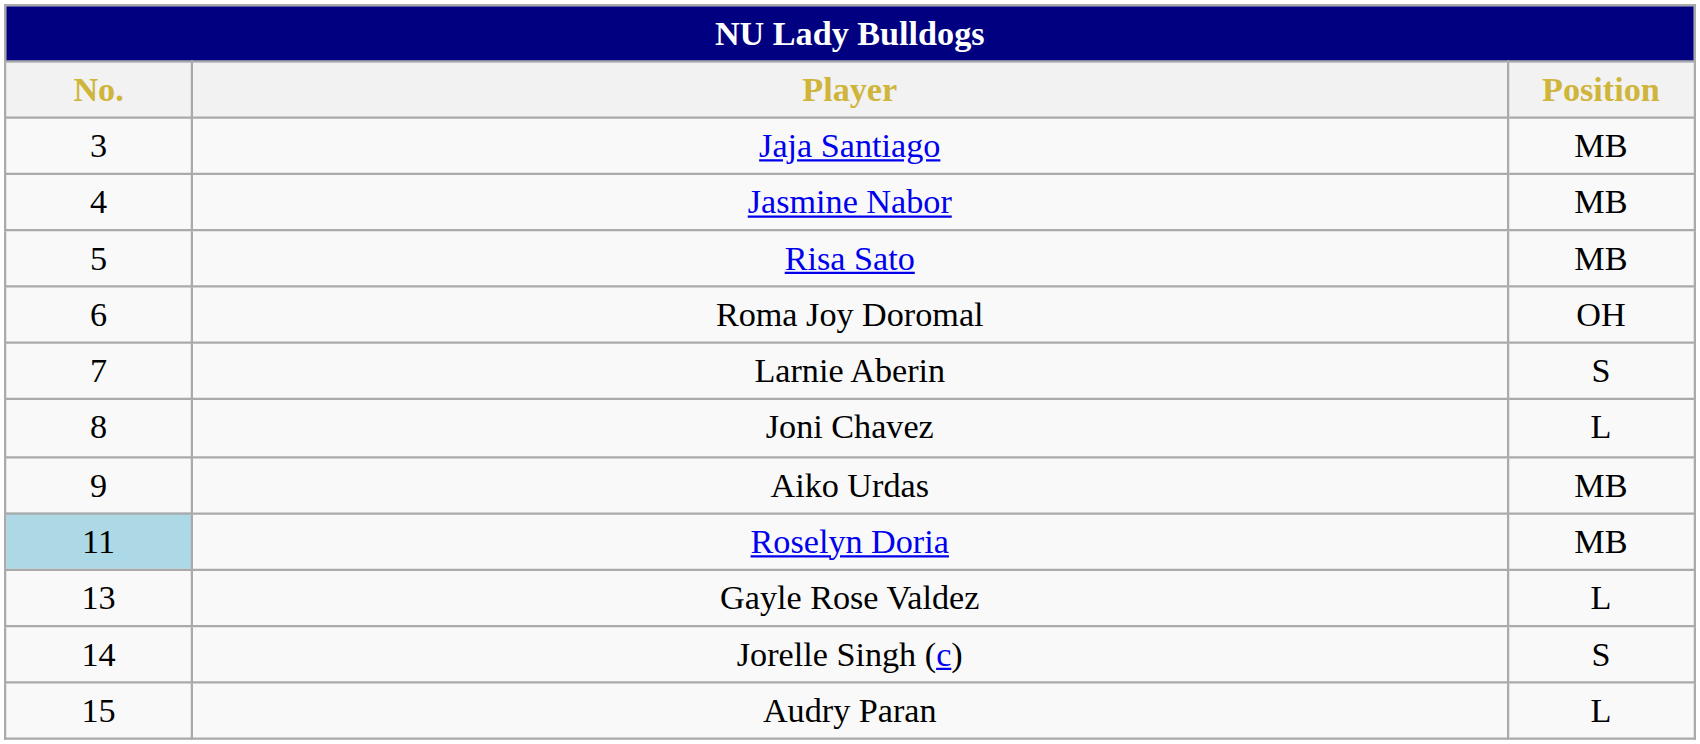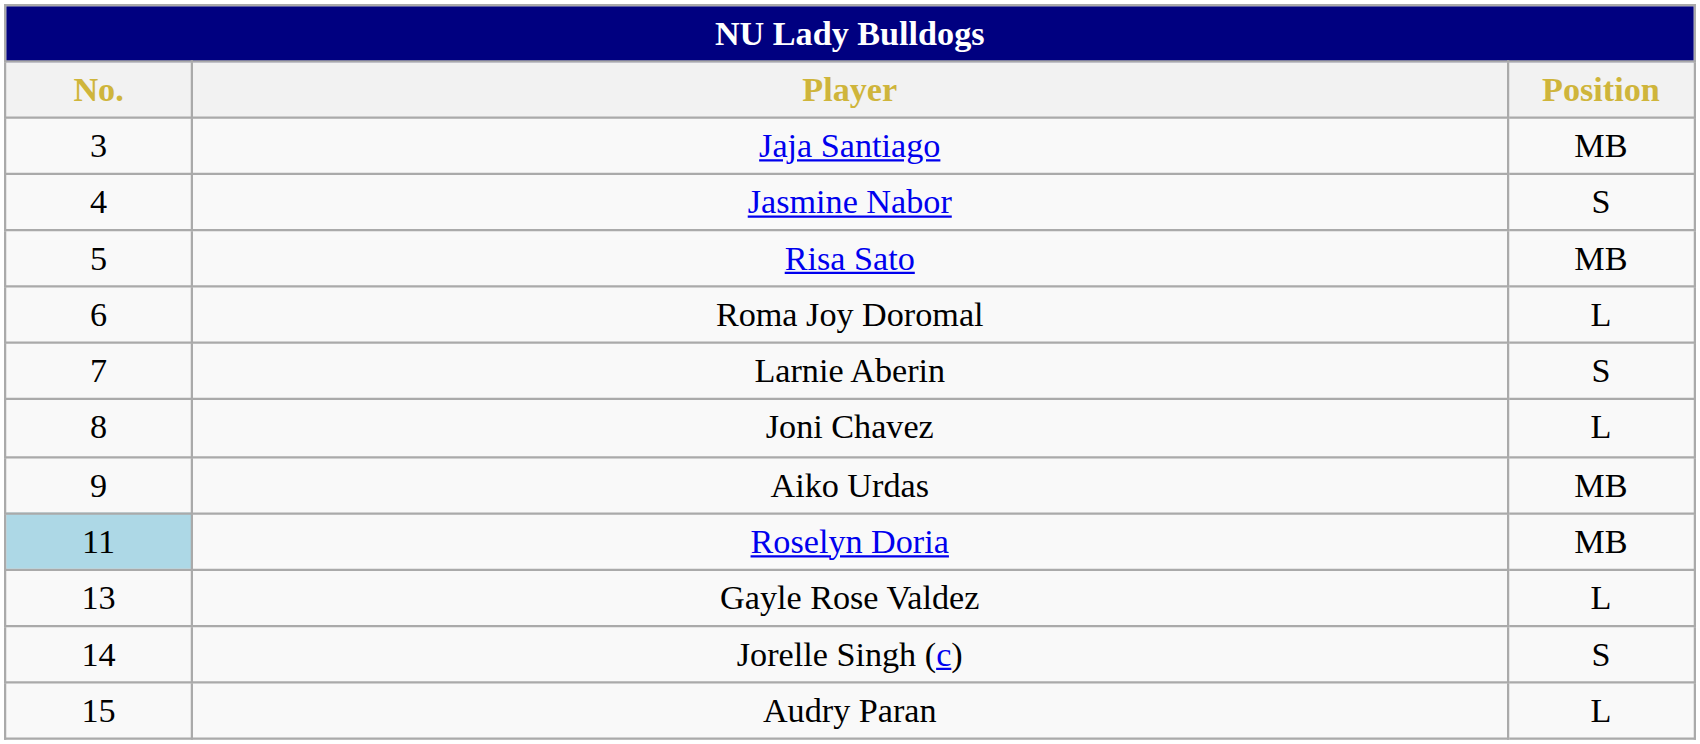(1601, 202) MB -> (1601, 202) S
(1601, 314) OH -> (1601, 314) L
